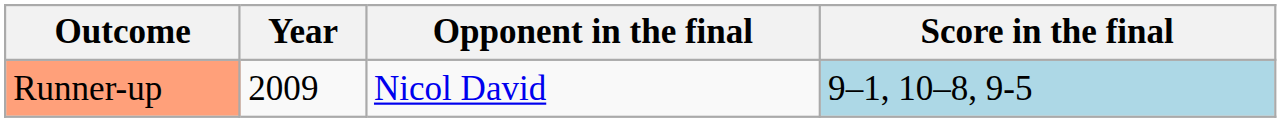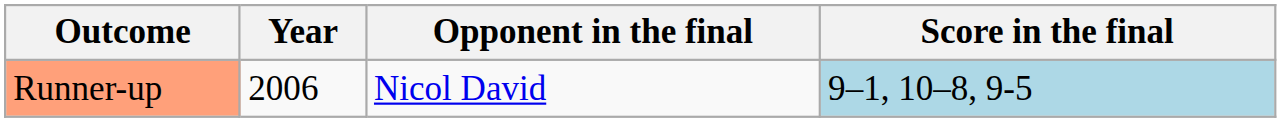(283, 87) 2009 -> (283, 87) 2006
